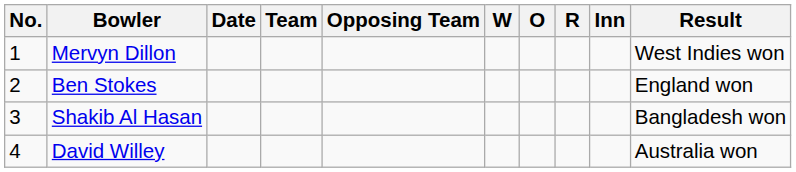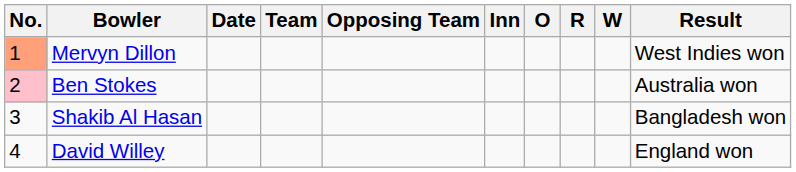columns swapped: (610, 20) <-> (502, 20)
(15, 53) no background -> (15, 53) lightsalmon background
(15, 85) no background -> (15, 85) pink background
(694, 85) England won -> (696, 85) Australia won
(696, 150) Australia won -> (694, 150) England won
